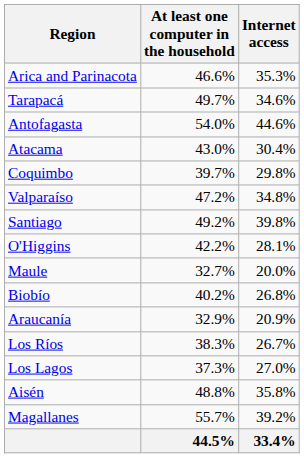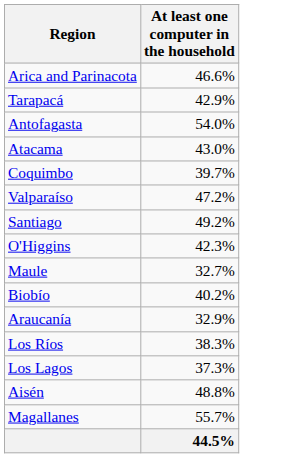- column: (269, 33)
(215, 99) 49.7% -> (215, 99) 42.9%
(215, 246) 42.2% -> (215, 246) 42.3%
